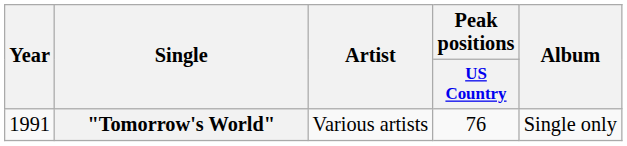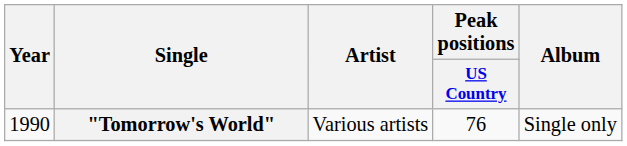(30, 124) 1991 -> (30, 124) 1990
